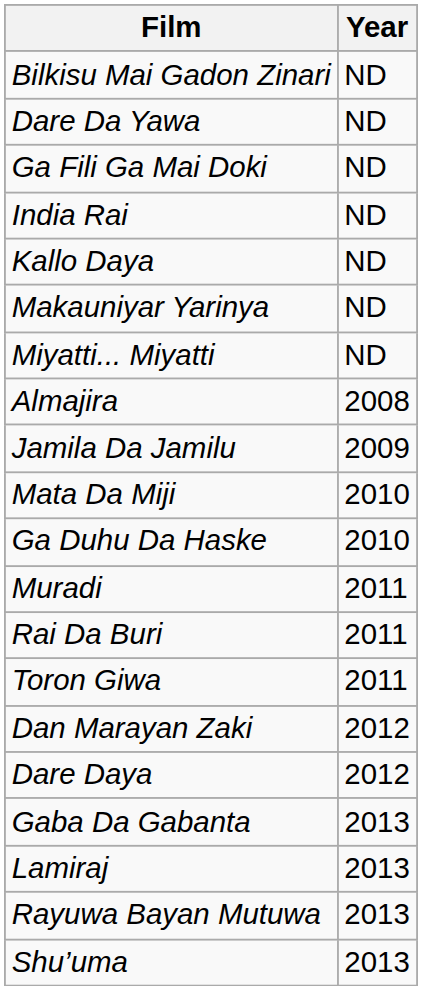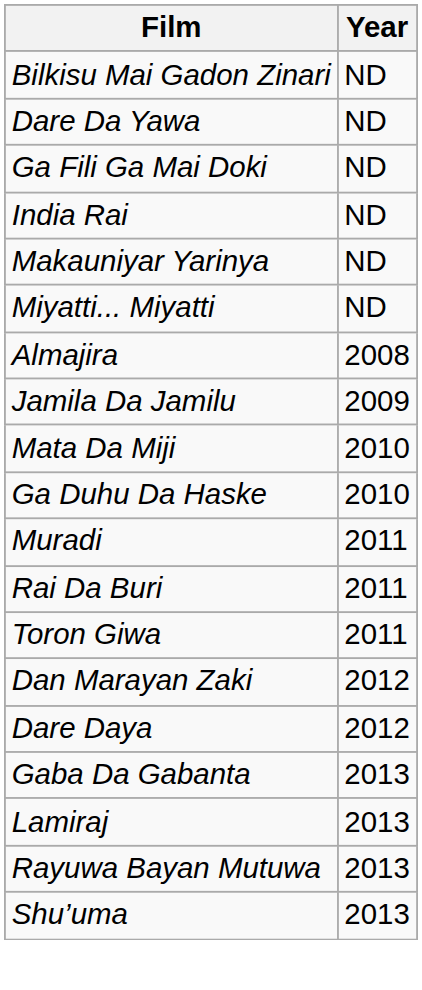- row: (83, 261)
